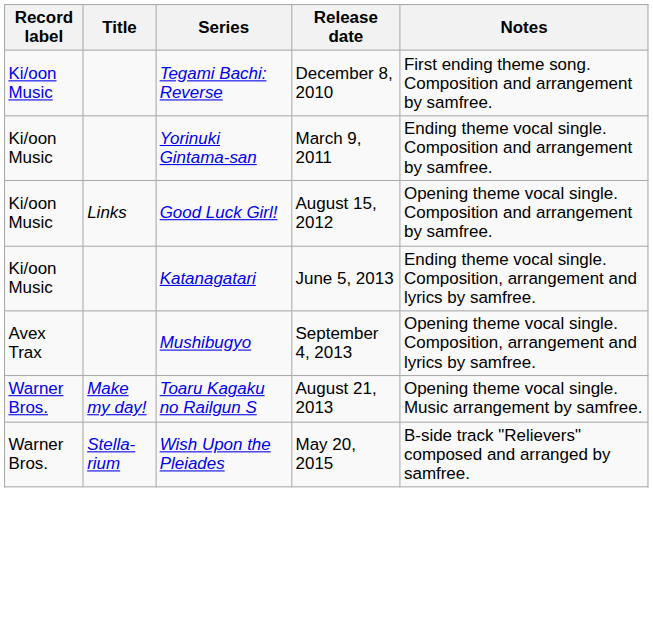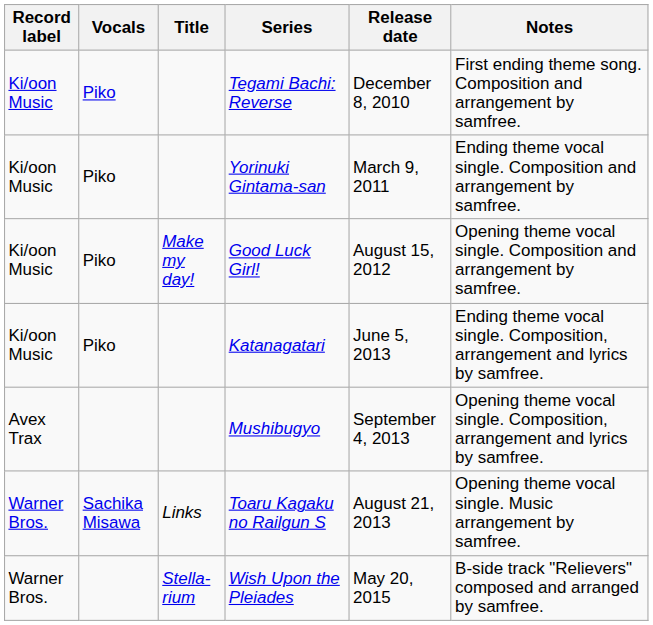+ column: (119, 27)
(107, 213) Links -> (183, 260) Make my day!
(117, 398) Make my day! -> (182, 513) Links
